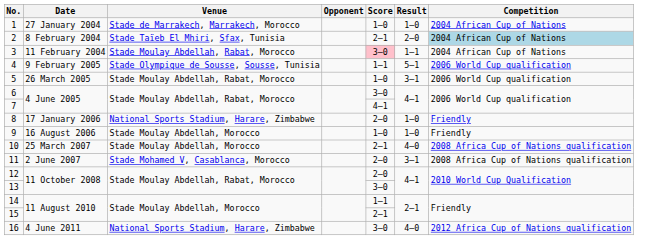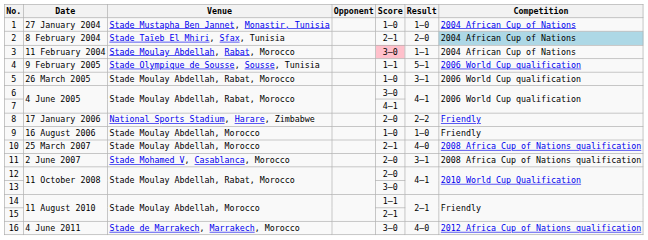(205, 25) Stade de Marrakech, Marrakech, Morocco -> (220, 25) Stade Mustapha Ben Jannet, Monastir, Tunisia
(412, 120) 1–0 -> (422, 120) 2–2
(212, 228) National Sports Stadium, Harare, Zimbabwe -> (205, 228) Stade de Marrakech, Marrakech, Morocco
